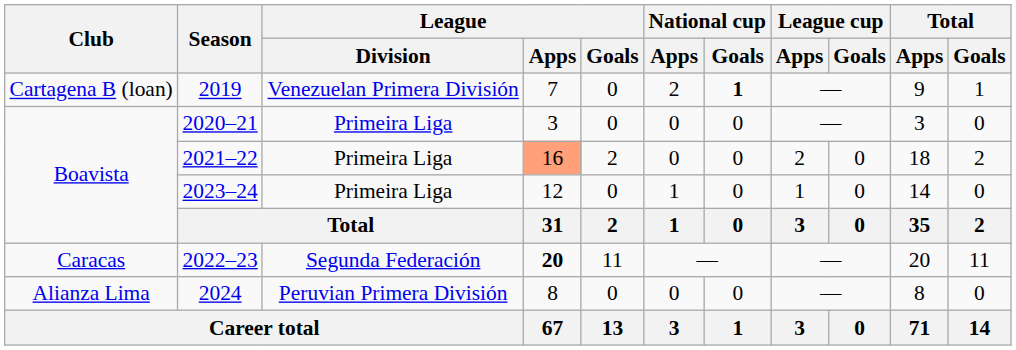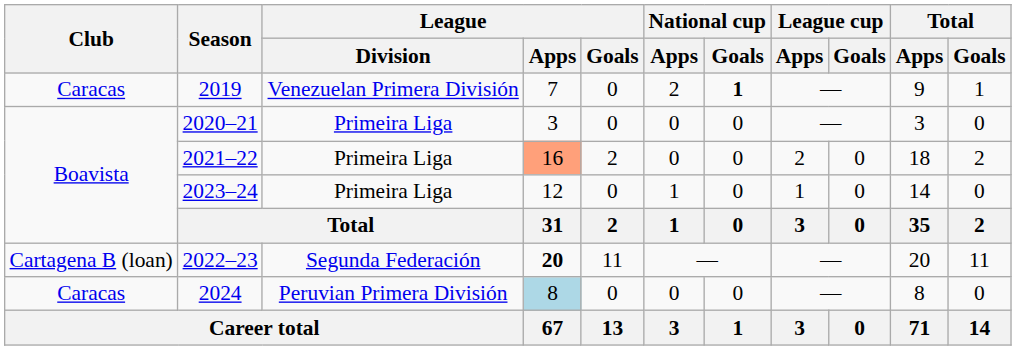(91, 89) Cartagena B (loan) -> (91, 89) Caracas
(91, 259) Caracas -> (91, 259) Cartagena B (loan)
(91, 293) Alianza Lima -> (91, 293) Caracas
(552, 293) no background -> (552, 293) lightblue background
